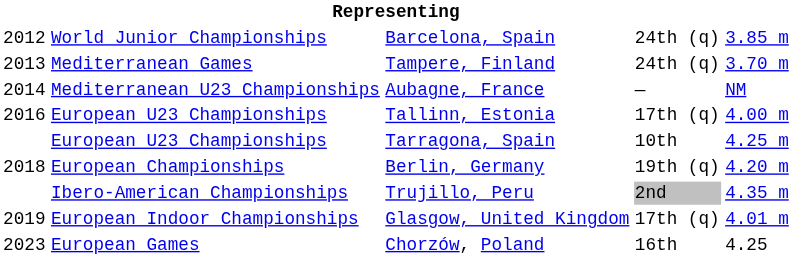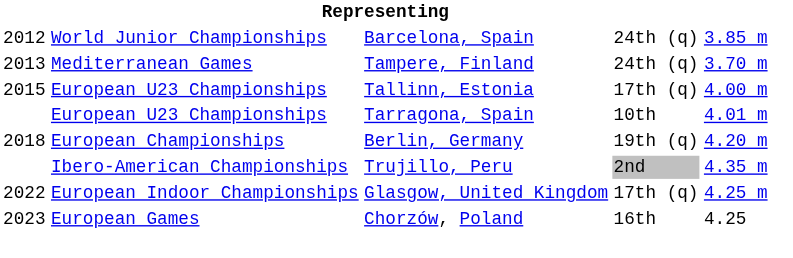- row: (465, 90)
(24, 116) 2016 -> (24, 90) 2015
(757, 141) 4.25 m -> (736, 116) 4.01 m
(24, 219) 2019 -> (24, 193) 2022
(757, 219) 4.01 m -> (736, 193) 4.25 m
